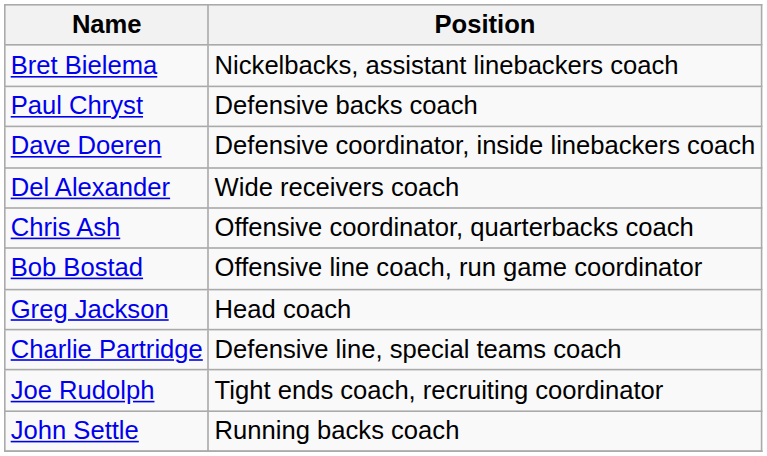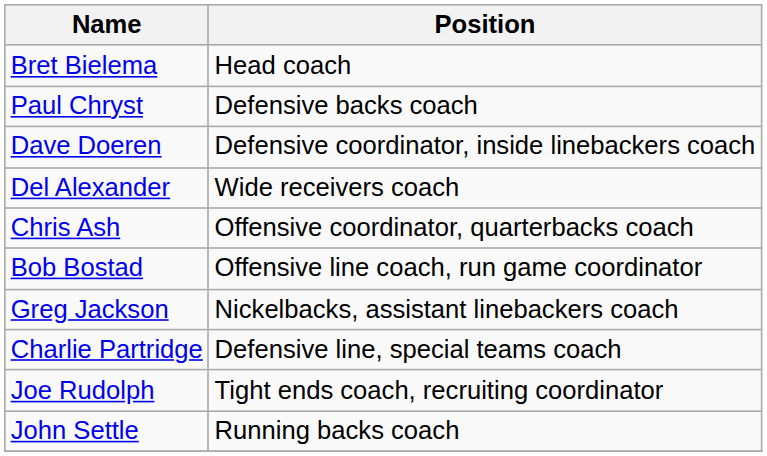(447, 65) Nickelbacks, assistant linebackers coach -> (283, 65) Head coach
(283, 308) Head coach -> (447, 308) Nickelbacks, assistant linebackers coach
